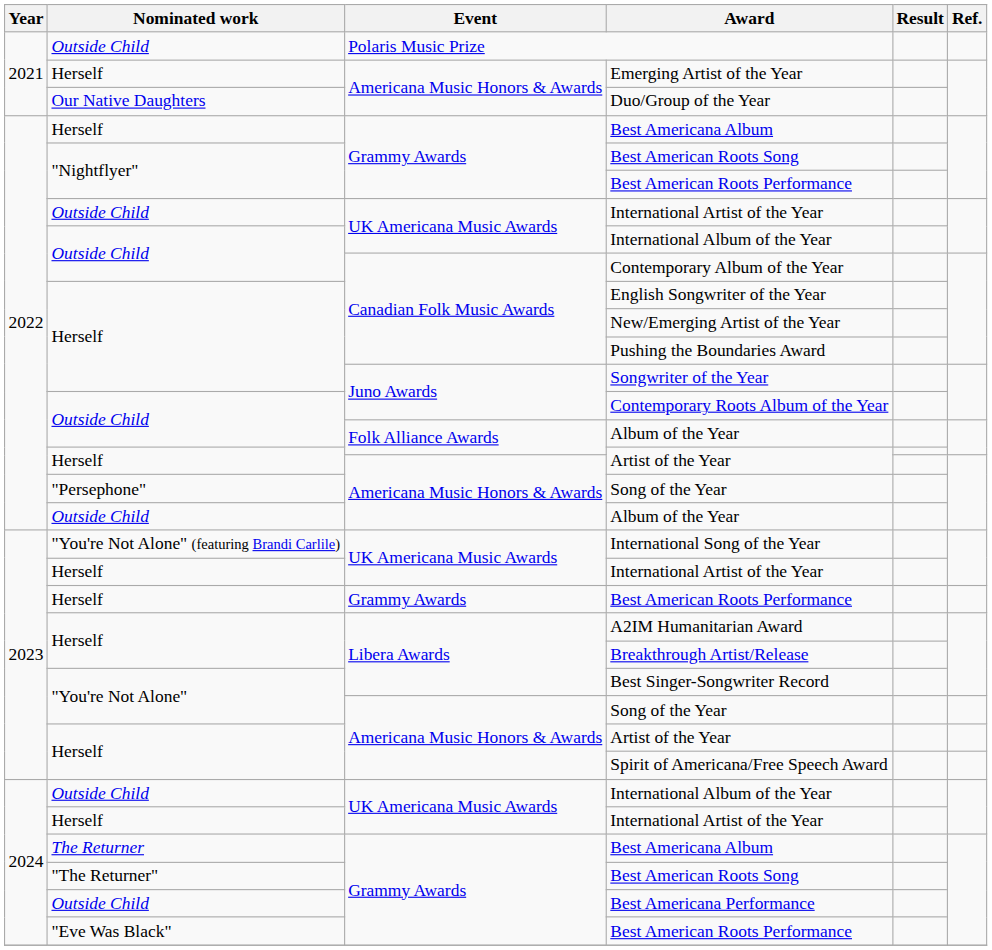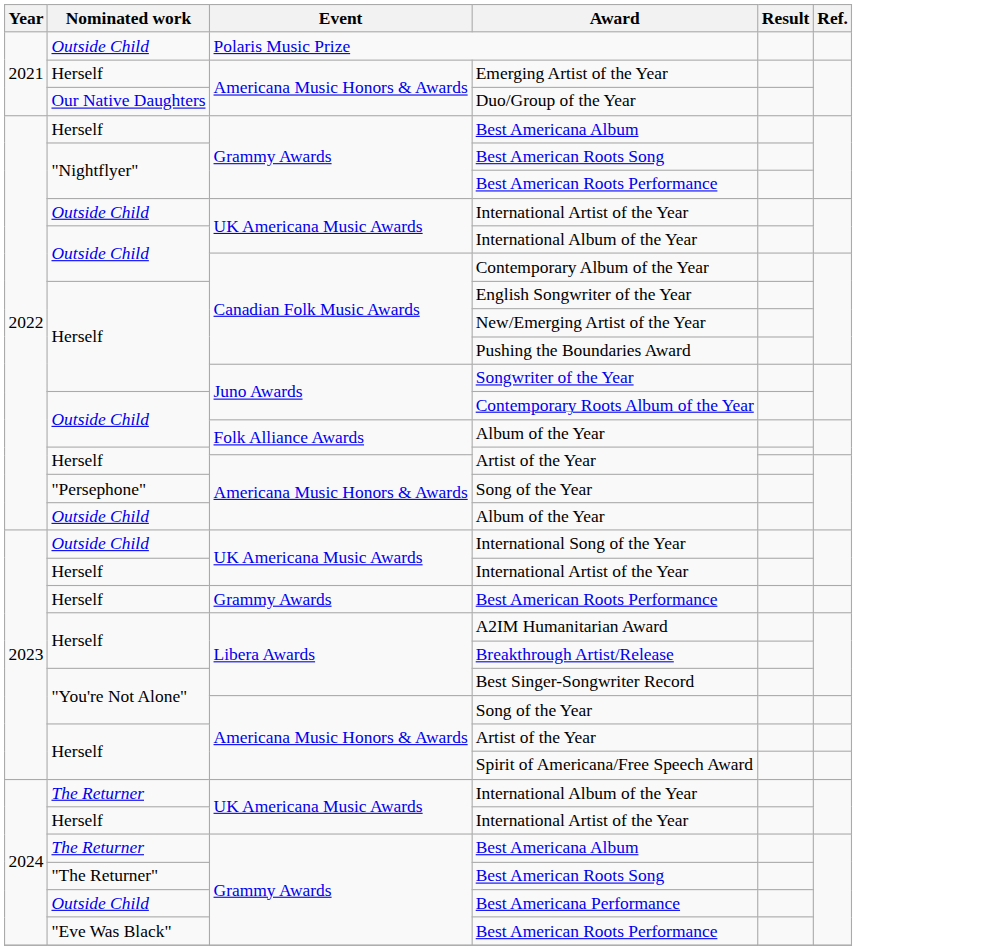(196, 543) "You're Not Alone" (featuring Brandi Carlile) -> (100, 543) Outside Child
(100, 792) Outside Child -> (98, 792) The Returner
